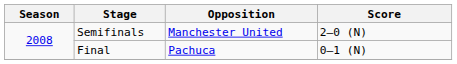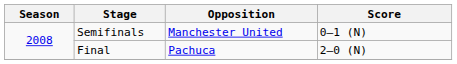(343, 32) 2–0 (N) -> (343, 32) 0–1 (N)
(343, 50) 0–1 (N) -> (343, 50) 2–0 (N)
